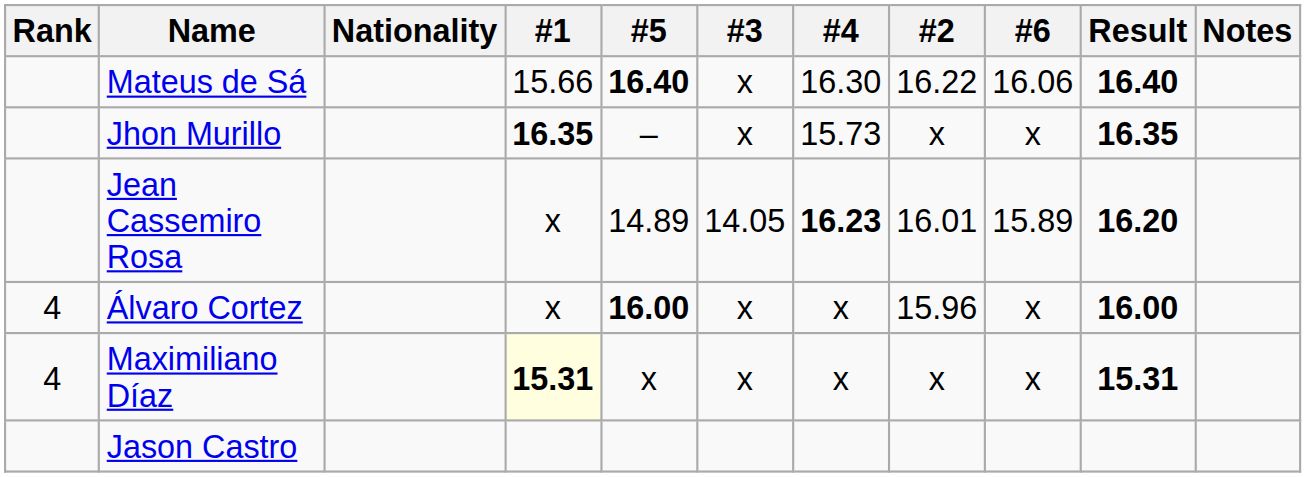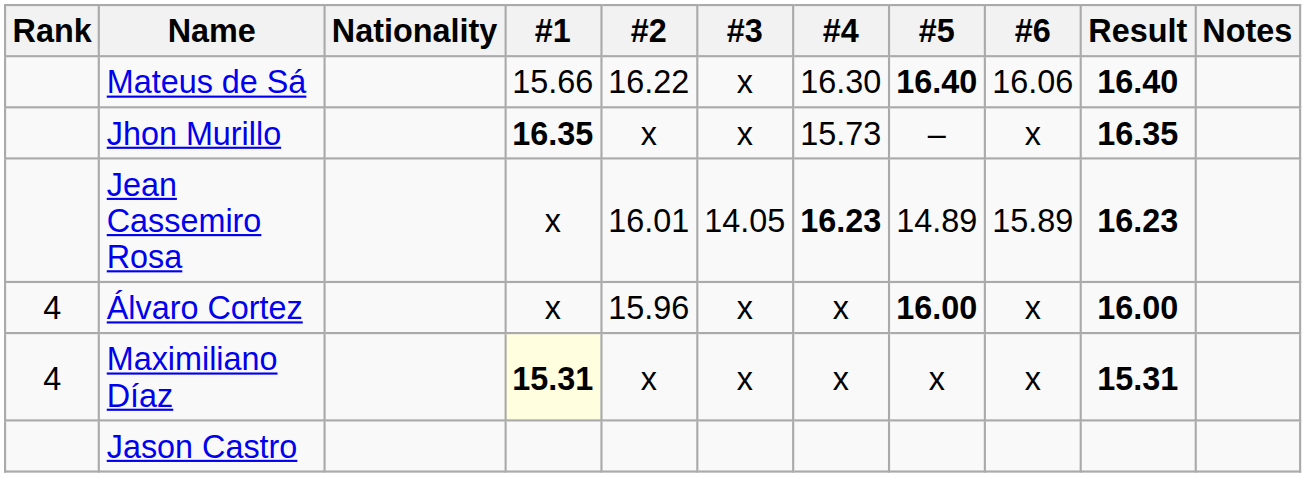columns swapped: (937, 31) <-> (649, 31)
(1138, 221) 16.20 -> (1138, 221) 16.23
